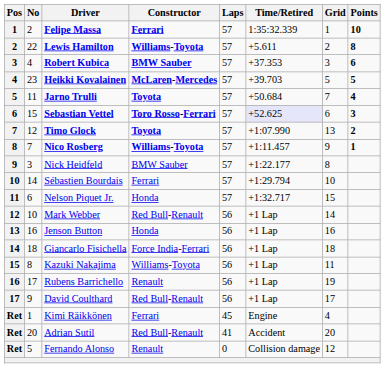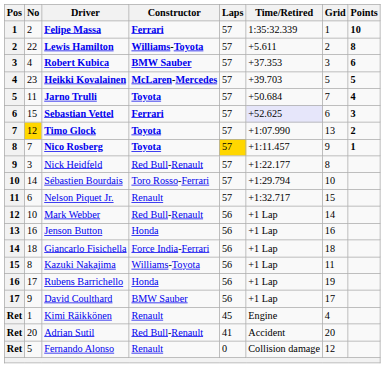(173, 113) Toro Rosso-Ferrari -> (148, 113) Ferrari
(32, 130) no background -> (32, 130) gold background
(167, 147) Williams-Toyota -> (146, 147) Toyota
(227, 147) no background -> (227, 147) gold background
(160, 163) BMW Sauber -> (167, 163) Red Bull-Renault
(145, 180) Ferrari -> (170, 180) Toro Rosso-Ferrari
(145, 197) Honda -> (147, 197) Renault
(147, 281) Renault -> (145, 281) Honda
(167, 298) Red Bull-Renault -> (160, 298) BMW Sauber
(145, 315) Ferrari -> (147, 315) Renault
